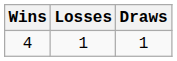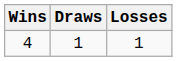columns swapped: (144, 18) <-> (83, 18)
